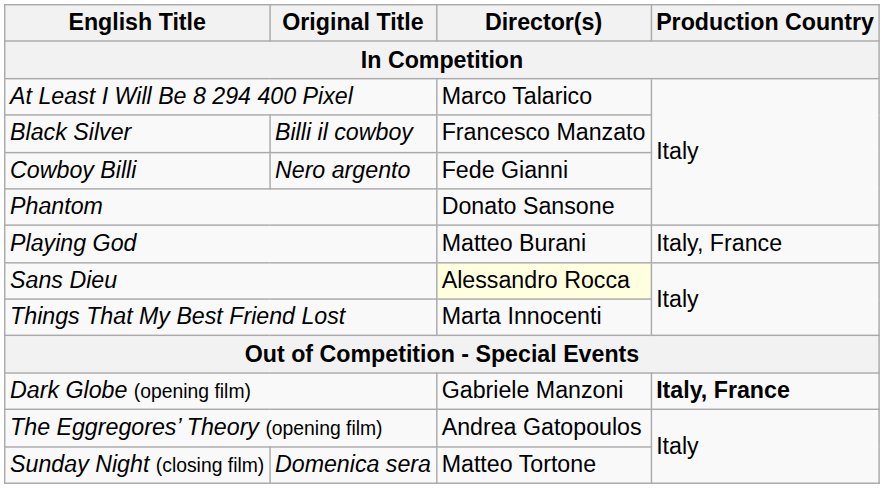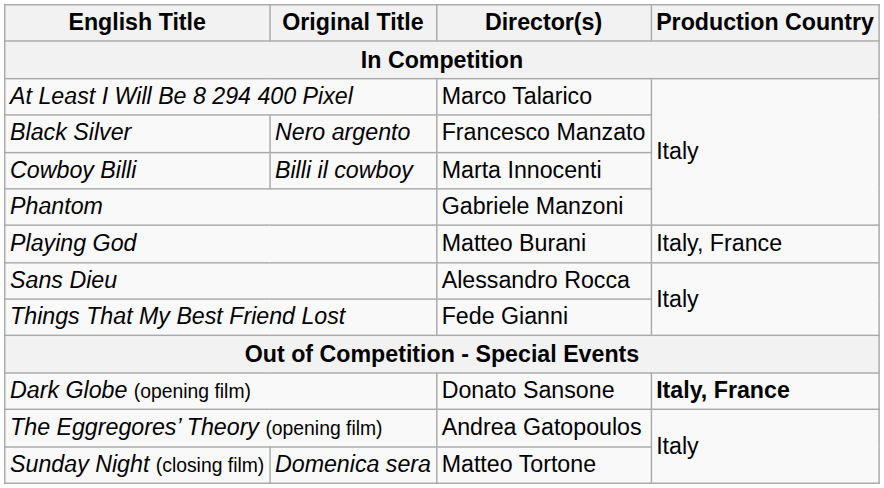(344, 133) Billi il cowboy -> (343, 133) Nero argento
(343, 170) Nero argento -> (344, 170) Billi il cowboy
(505, 170) Fede Gianni -> (522, 170) Marta Innocenti
(528, 206) Donato Sansone -> (533, 206) Gabriele Manzoni
(536, 280) lightyellow background -> (536, 280) no background
(522, 317) Marta Innocenti -> (505, 317) Fede Gianni
(533, 390) Gabriele Manzoni -> (528, 390) Donato Sansone
